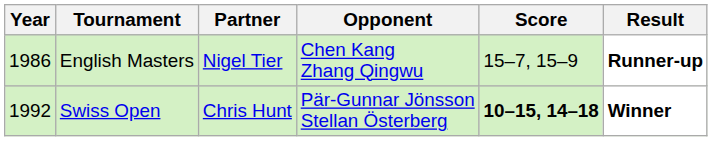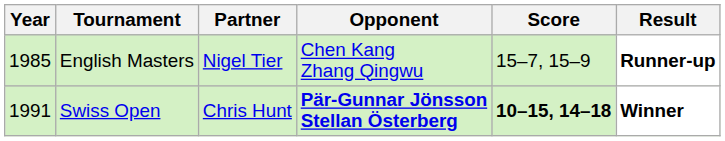(30, 60) 1986 -> (30, 60) 1985
(30, 111) 1992 -> (30, 111) 1991
(388, 111) normal -> (394, 111) bold
